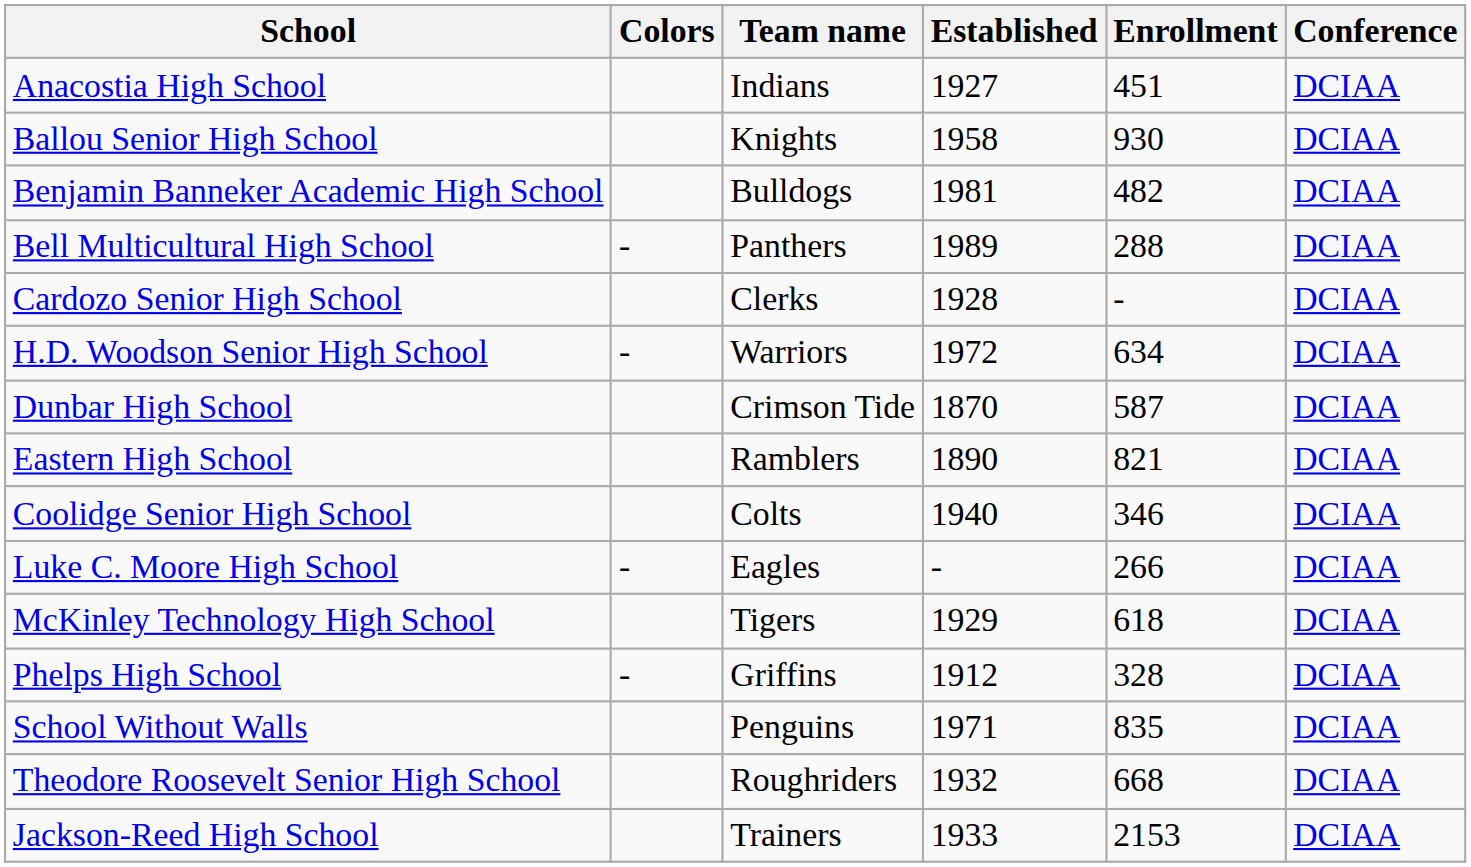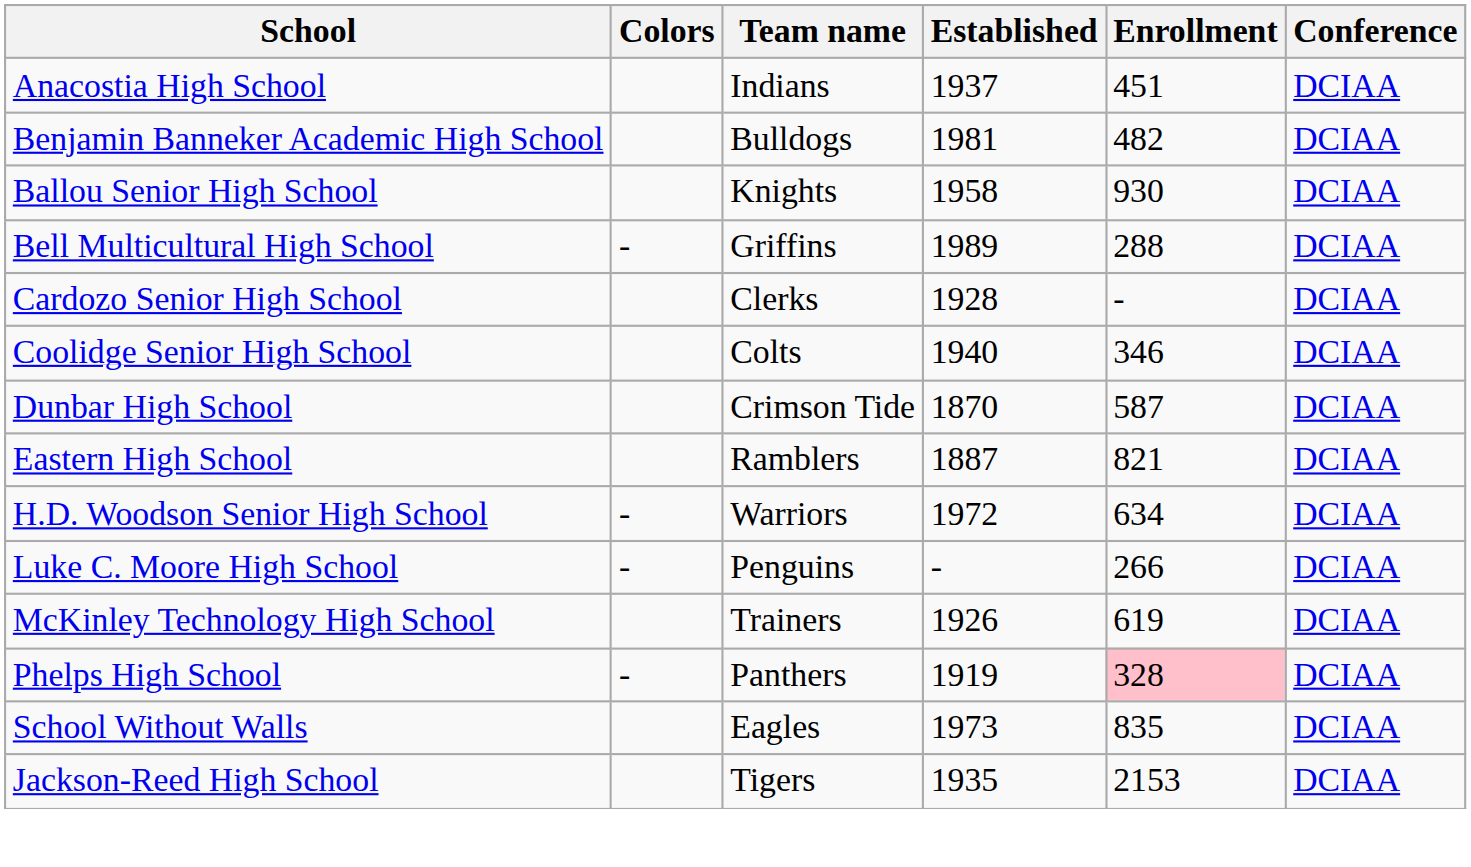(964, 84) 1927 -> (964, 84) 1937
rows swapped: (195, 138) <-> (308, 191)
(788, 245) Panthers -> (783, 245) Griffins
rows swapped: (212, 513) <-> (250, 352)
(964, 459) 1890 -> (964, 459) 1887
(775, 566) Eagles -> (792, 566) Penguins
(773, 620) Tigers -> (786, 620) Trainers
(964, 620) 1929 -> (964, 620) 1926
(1139, 620) 618 -> (1139, 620) 619
(783, 673) Griffins -> (788, 673) Panthers
(964, 673) 1912 -> (964, 673) 1919
(1139, 673) no background -> (1139, 673) pink background
(792, 727) Penguins -> (775, 727) Eagles
(964, 727) 1971 -> (964, 727) 1973
- row: (287, 780)
(786, 834) Trainers -> (773, 780) Tigers
(964, 834) 1933 -> (964, 780) 1935
